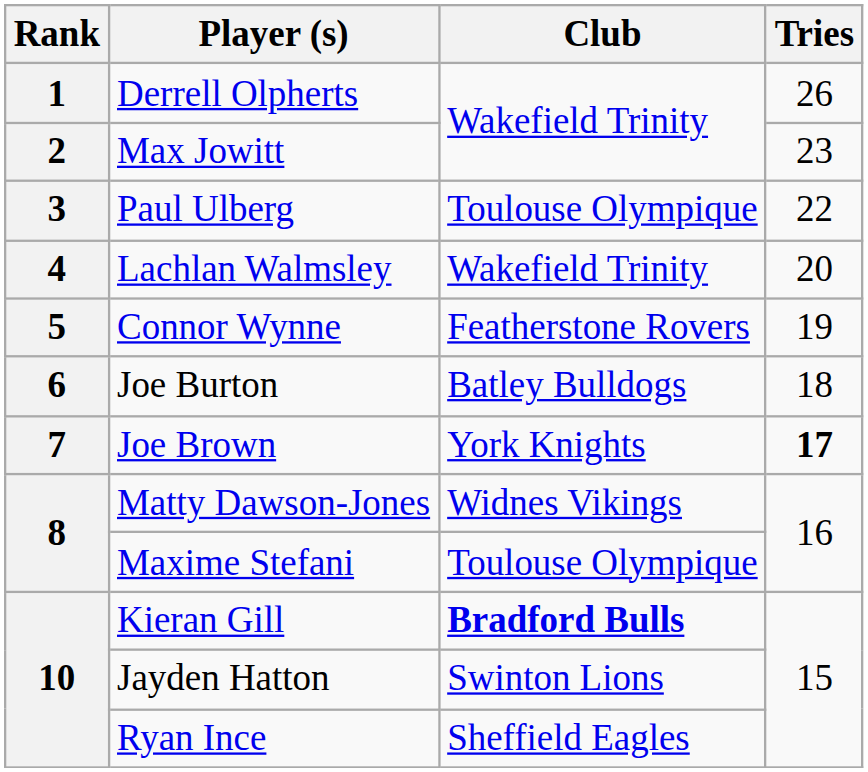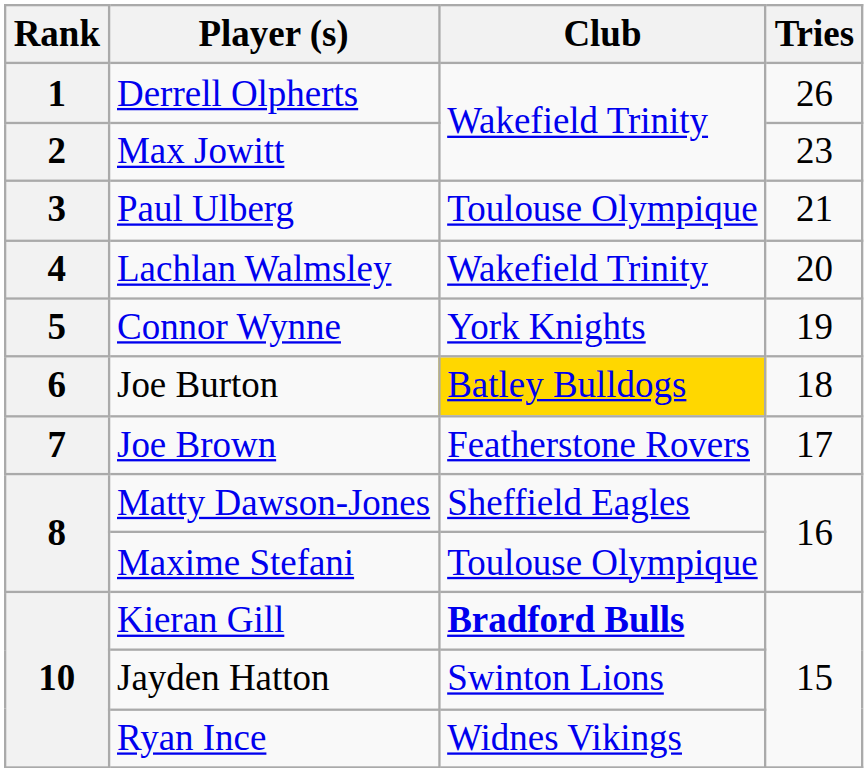(814, 209) 22 -> (814, 209) 21
(599, 326) Featherstone Rovers -> (546, 326) York Knights
(567, 385) no background -> (567, 385) gold background
(546, 444) York Knights -> (599, 444) Featherstone Rovers
(814, 444) bold -> (814, 444) normal
(565, 502) Widnes Vikings -> (568, 502) Sheffield Eagles
(568, 737) Sheffield Eagles -> (565, 737) Widnes Vikings
